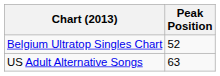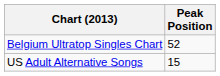(174, 62) 63 -> (174, 62) 15
